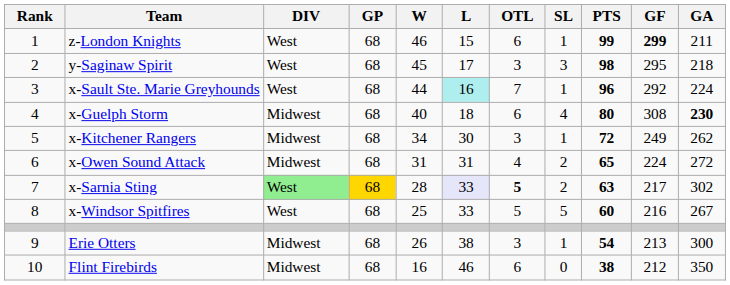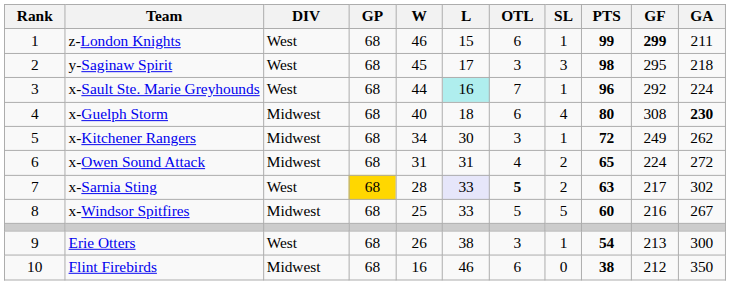(282, 187) lightgreen background -> (282, 187) no background
(282, 211) West -> (294, 211) Midwest
(294, 242) Midwest -> (282, 242) West
